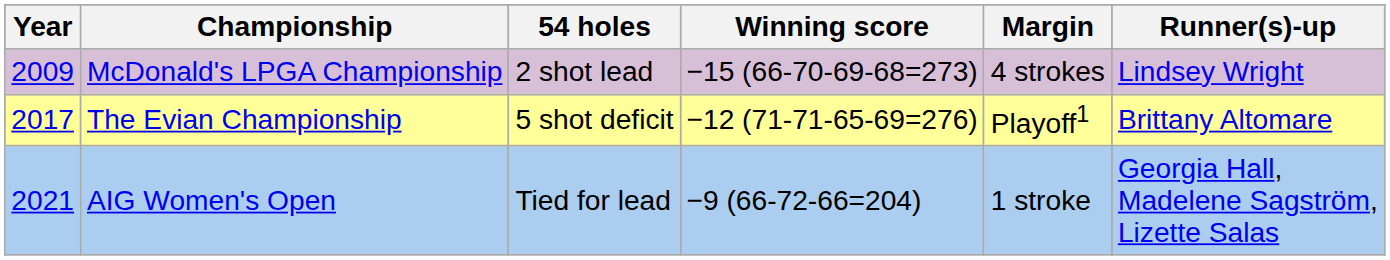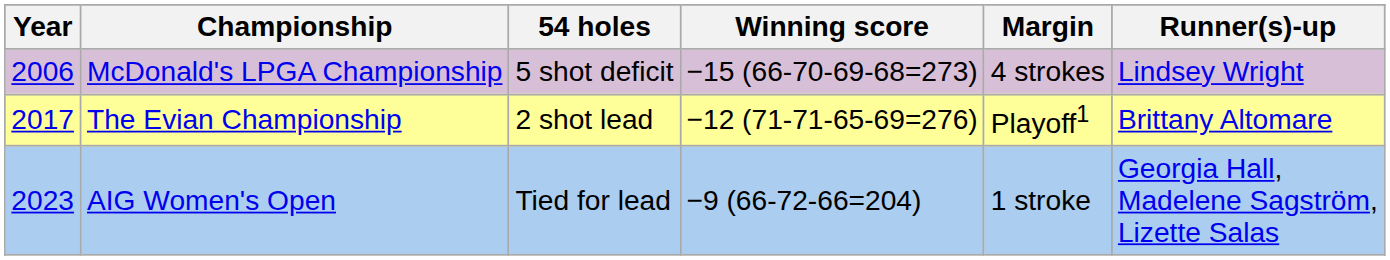(43, 71) 2009 -> (43, 71) 2006
(584, 71) 2 shot lead -> (594, 71) 5 shot deficit
(594, 119) 5 shot deficit -> (584, 119) 2 shot lead
(43, 200) 2021 -> (43, 200) 2023
